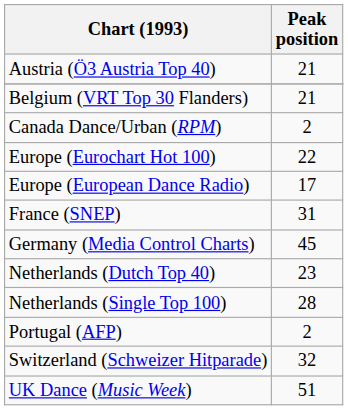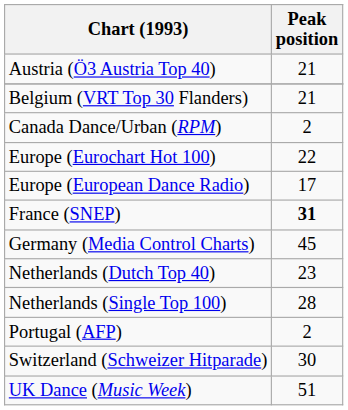(307, 214) normal -> (307, 214) bold
(307, 360) 32 -> (307, 360) 30
